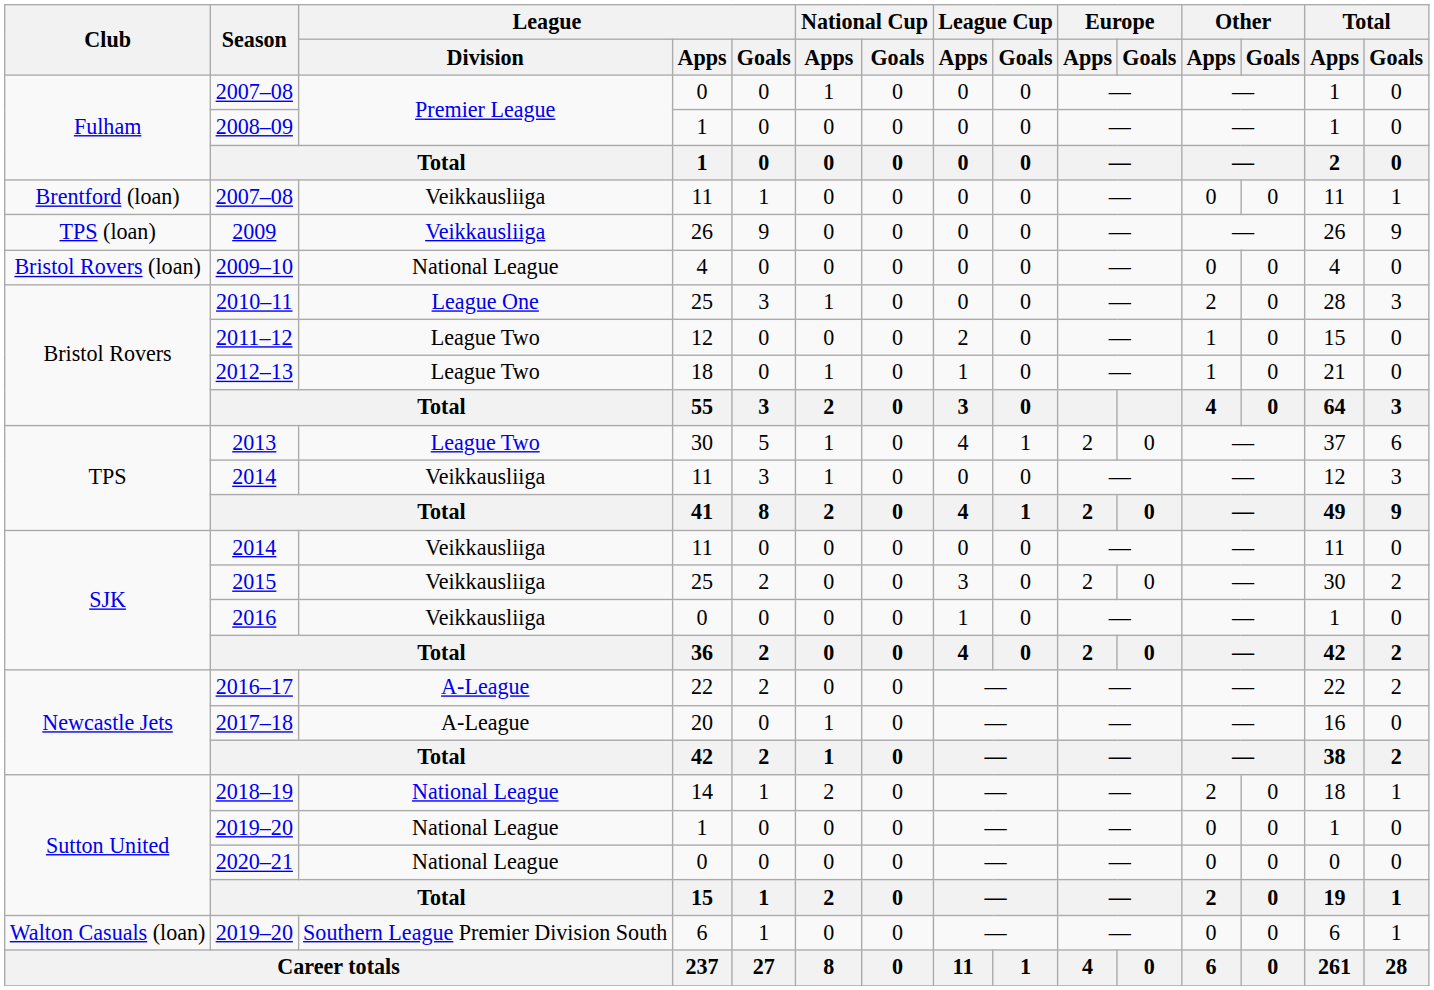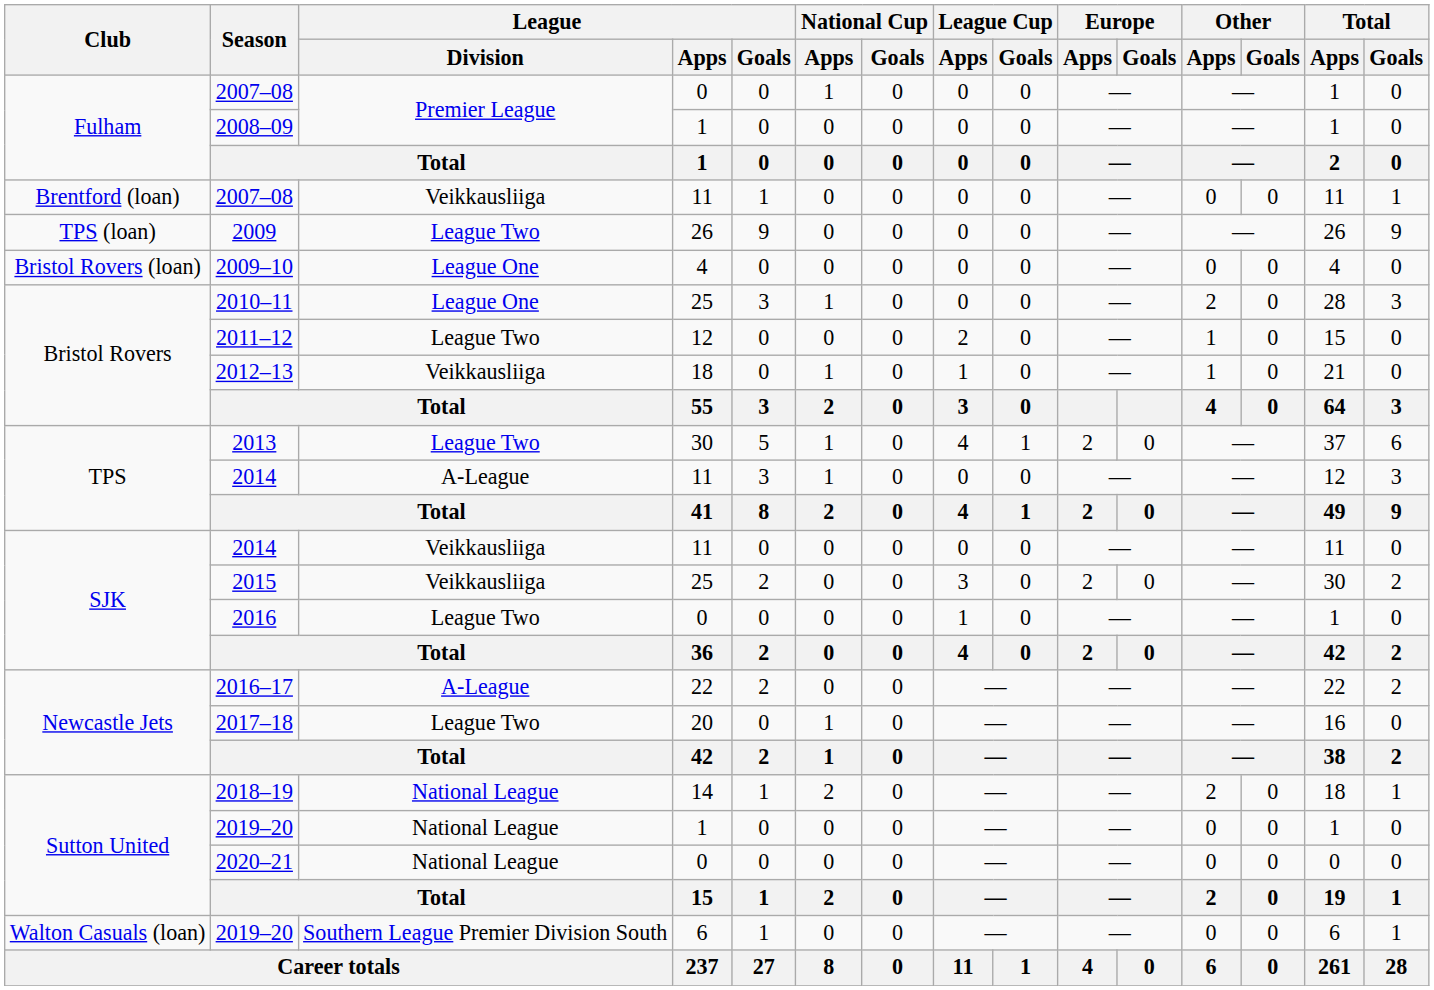(485, 232) Veikkausliiga -> (485, 232) League Two
(485, 267) National League -> (485, 267) League One
(485, 372) League Two -> (485, 372) Veikkausliiga
(485, 477) Veikkausliiga -> (485, 477) A-League
(485, 617) Veikkausliiga -> (485, 617) League Two
(485, 722) A-League -> (485, 722) League Two
